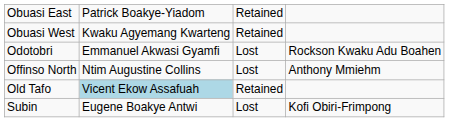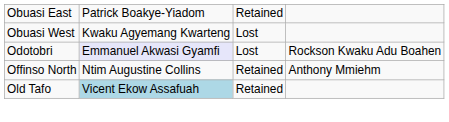(259, 32) Retained -> (247, 32) Lost
(151, 51) no background -> (151, 51) lavender background
(247, 70) Lost -> (259, 70) Retained
- row: (22, 107)
